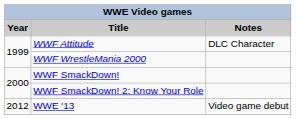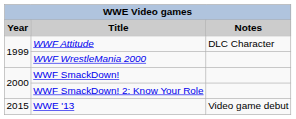(18, 106) 2012 -> (18, 106) 2015
